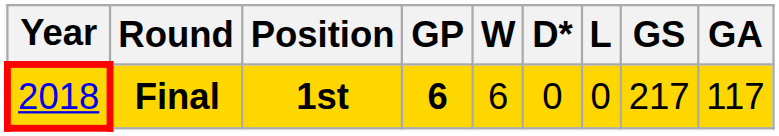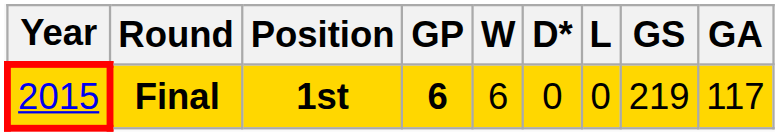(59, 95) 2018 -> (59, 95) 2015
(659, 95) 217 -> (659, 95) 219
